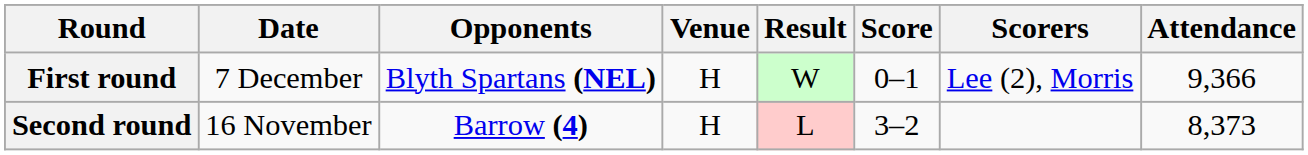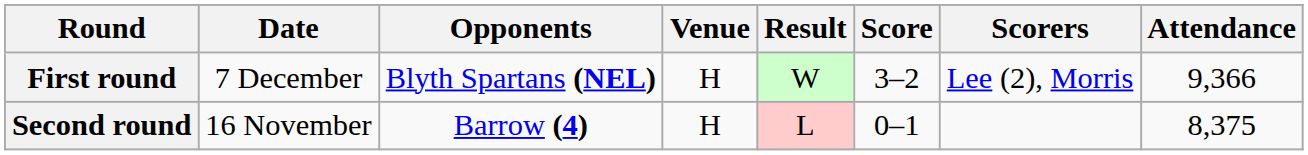(897, 76) 0–1 -> (897, 76) 3–2
(897, 125) 3–2 -> (897, 125) 0–1
(1222, 125) 8,373 -> (1222, 125) 8,375
